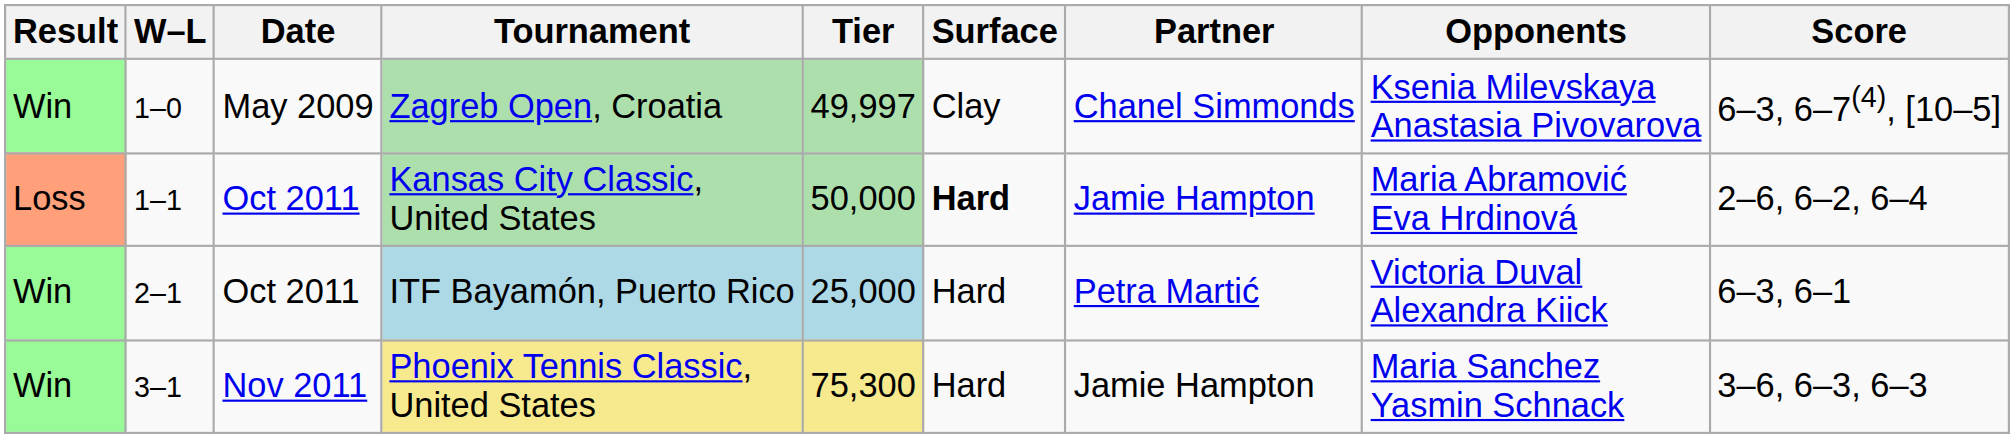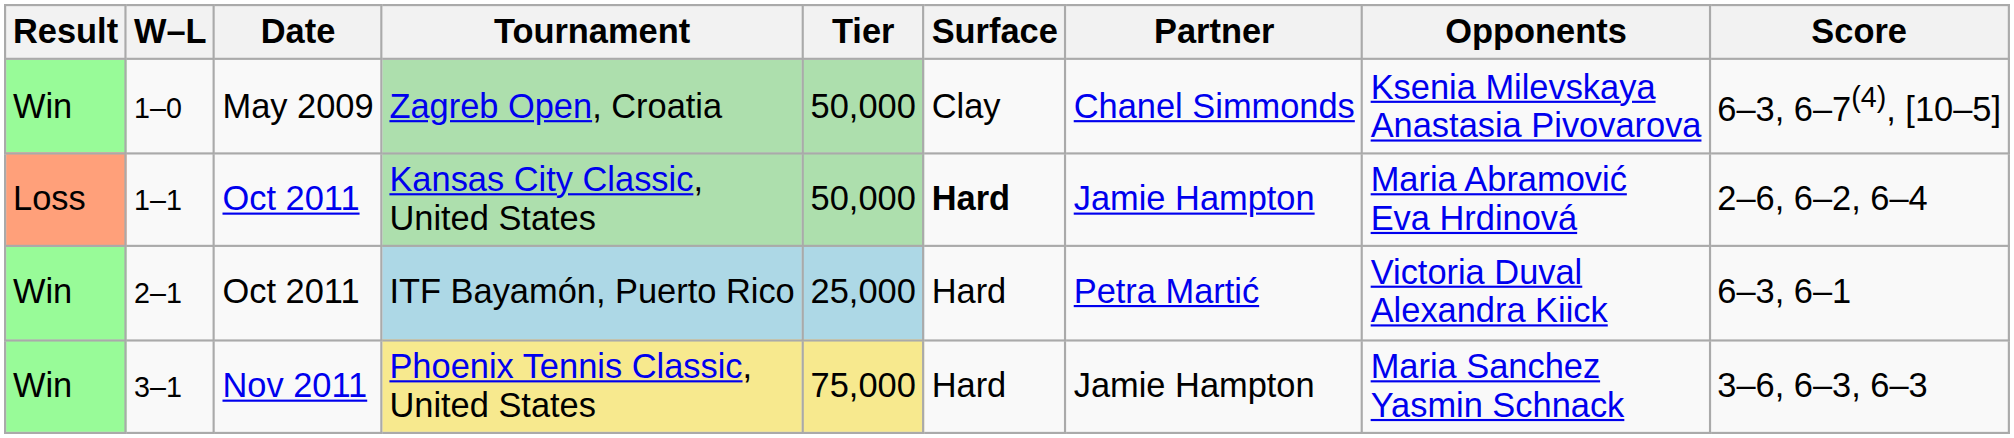(863, 105) 49,997 -> (863, 105) 50,000
(863, 385) 75,300 -> (863, 385) 75,000
